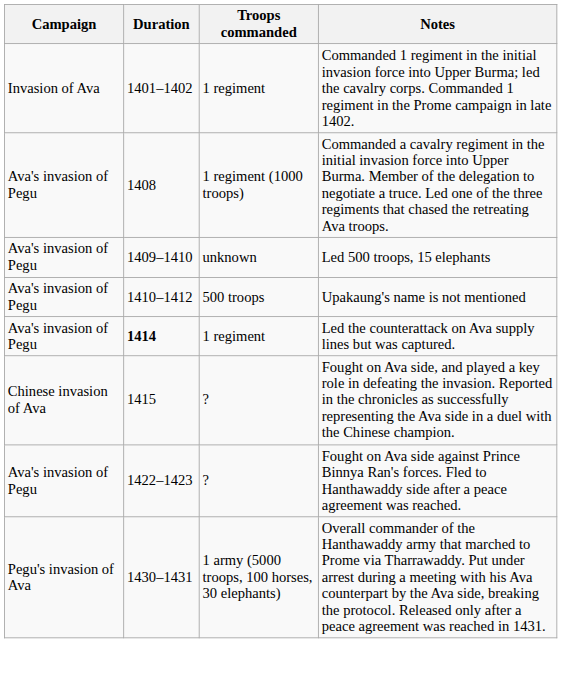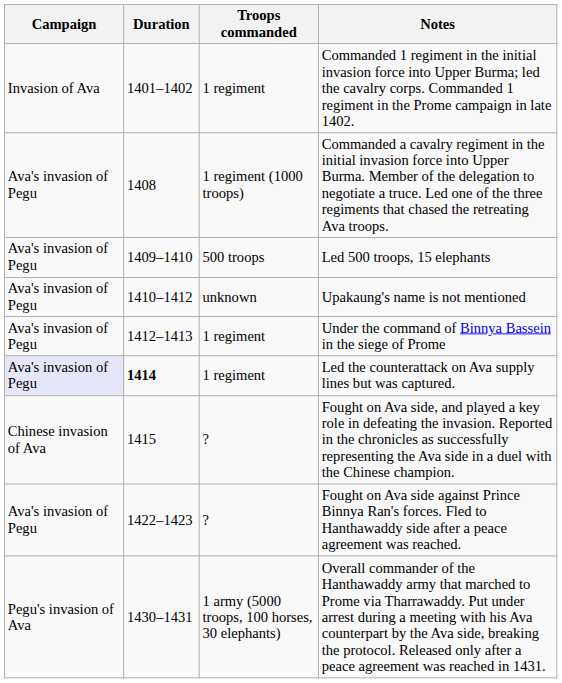(230, 257) unknown -> (233, 257) 500 troops
(233, 296) 500 troops -> (230, 296) unknown
+ row: (436, 336)
(58, 336) no background -> (58, 375) lavender background
